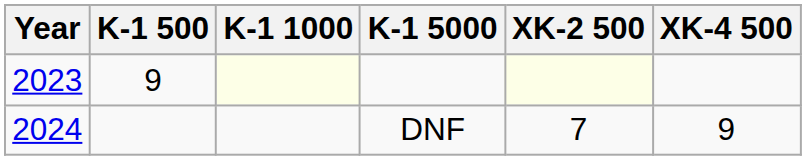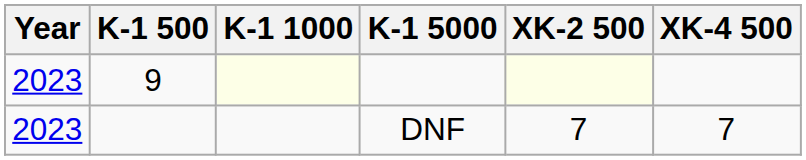(47, 129) 2024 -> (47, 129) 2023
(726, 129) 9 -> (726, 129) 7
